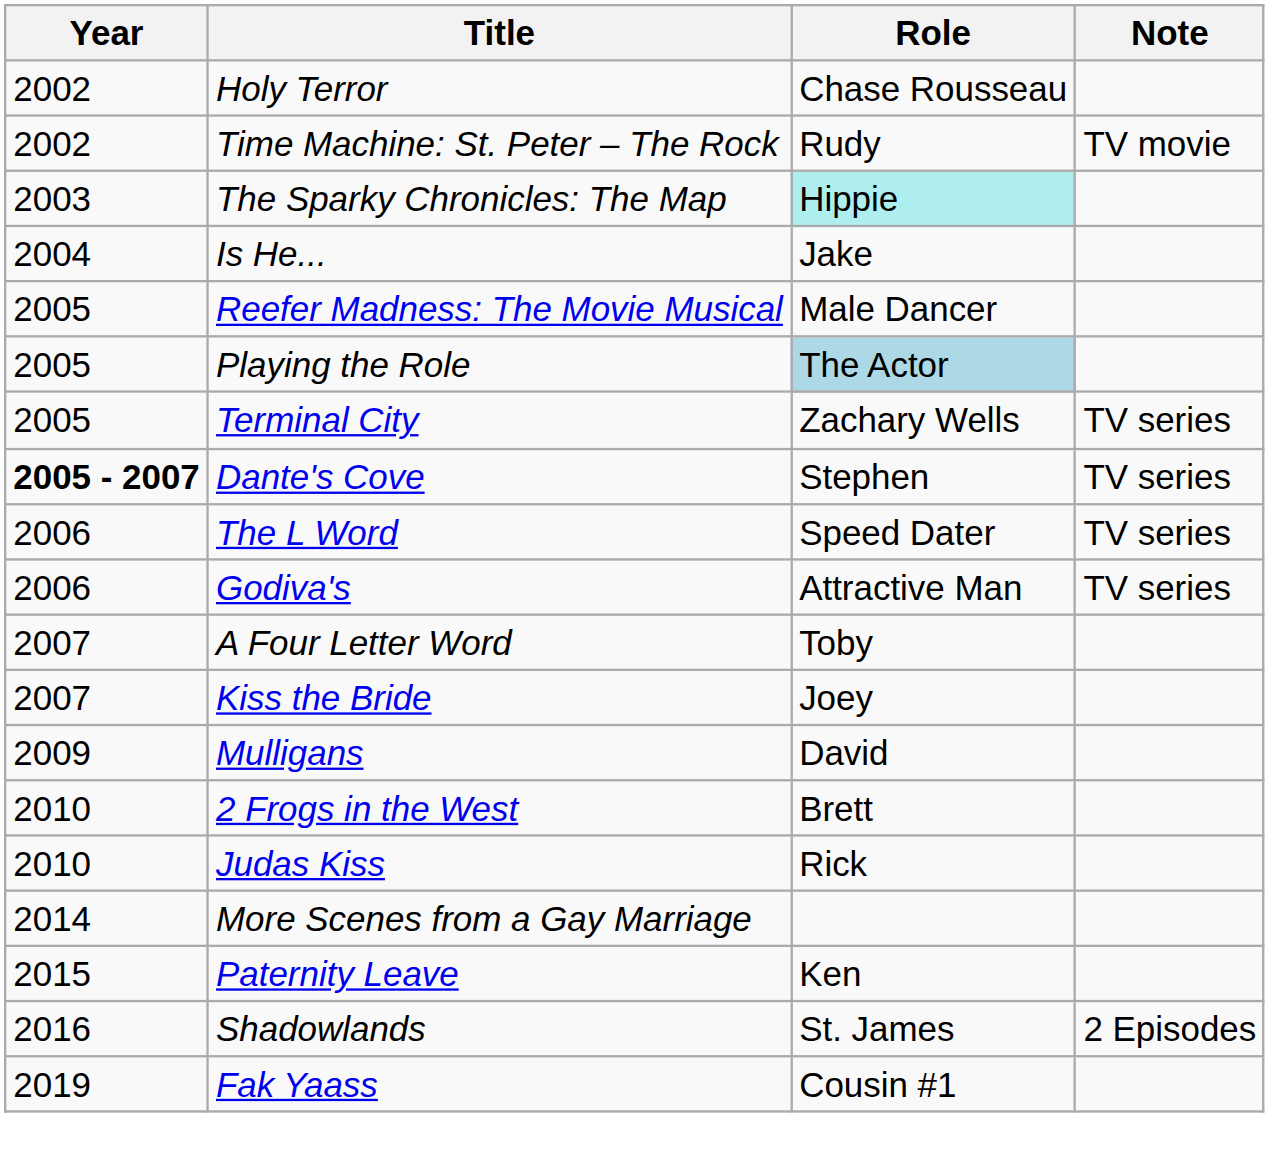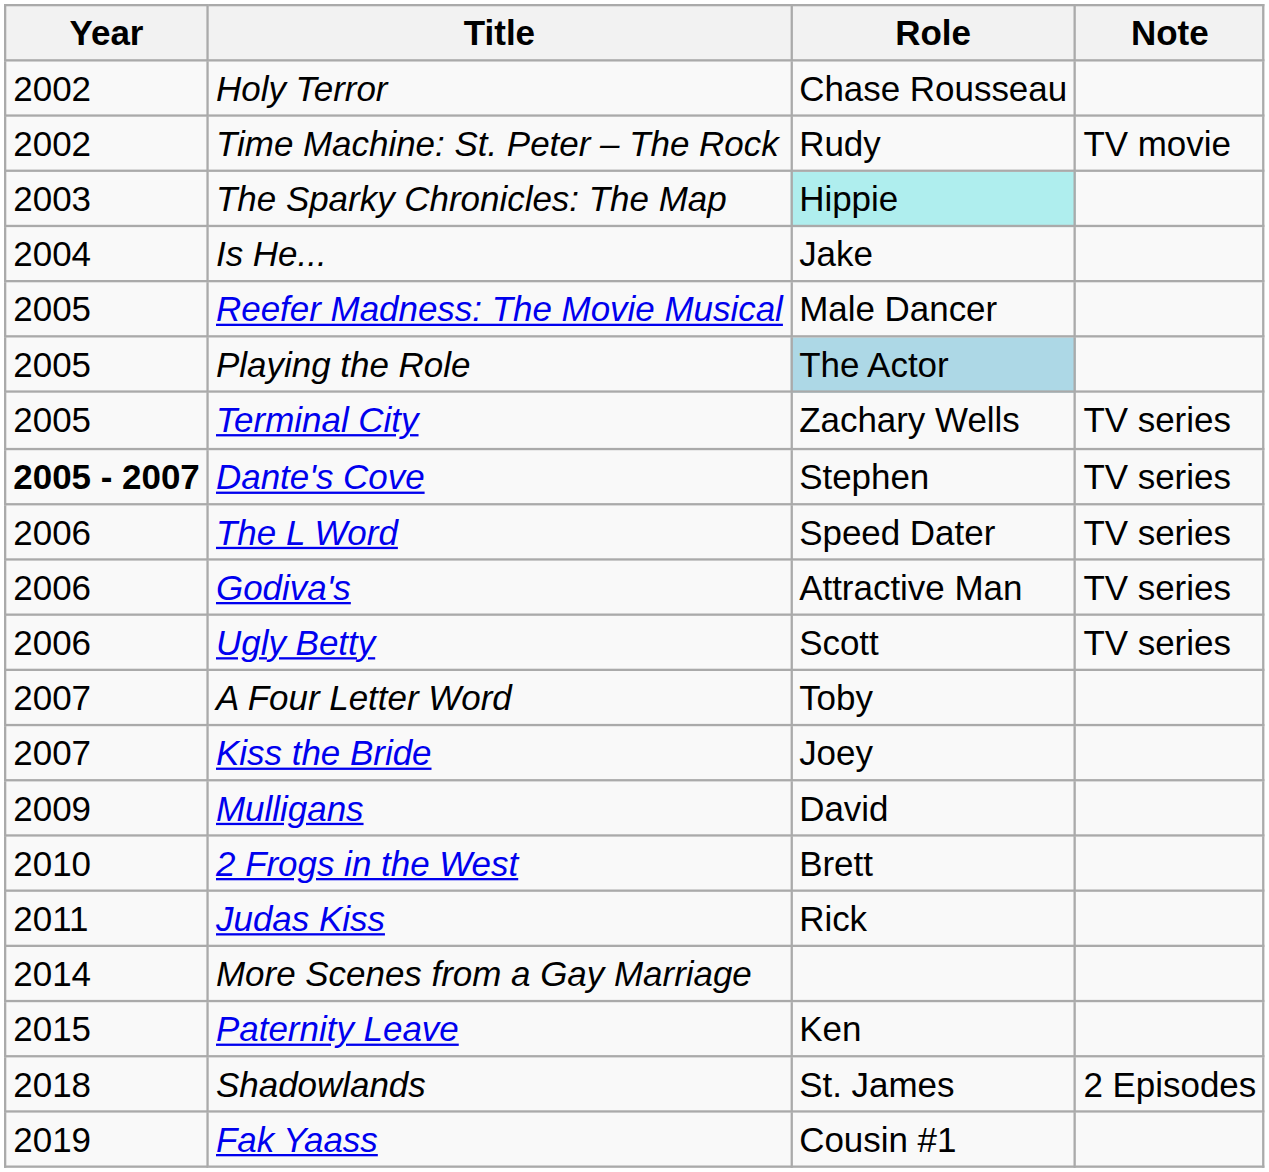+ row: (296, 642)
(52, 863) 2010 -> (51, 919) 2011
(52, 1029) 2016 -> (52, 1085) 2018
